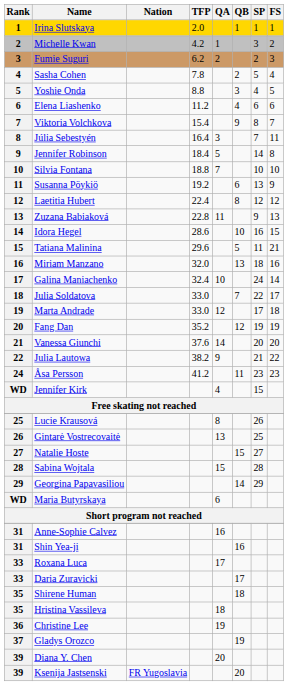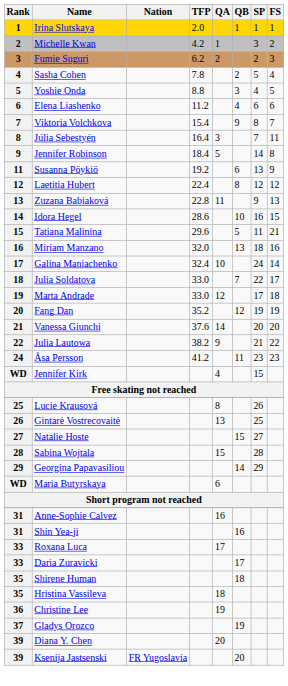- row: (63, 169)
